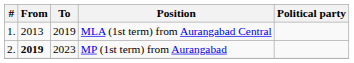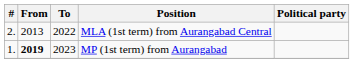(11, 31) 1. -> (11, 31) 2.
(64, 31) 2019 -> (64, 31) 2022
(11, 49) 2. -> (11, 49) 1.
